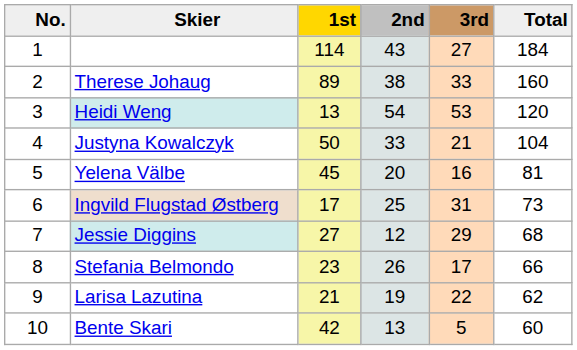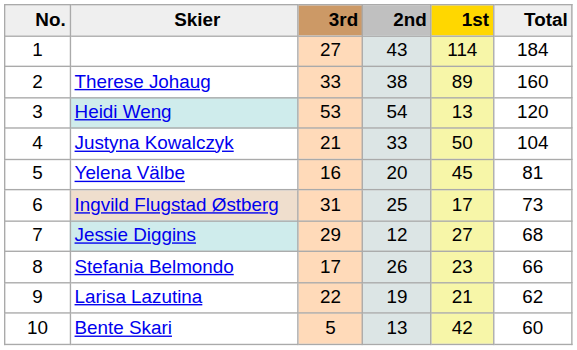columns swapped: (329, 19) <-> (461, 19)
